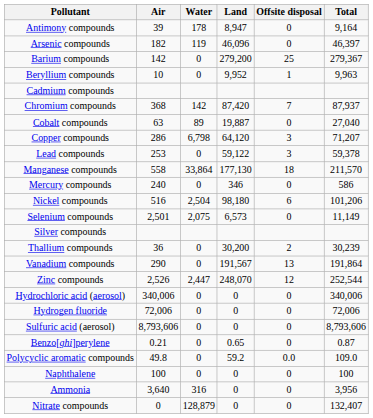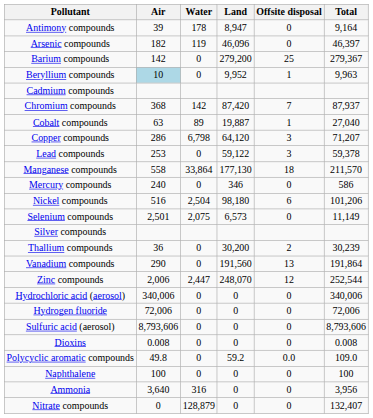(158, 75) no background -> (158, 75) lightblue background
(289, 122) 0 -> (289, 122) 1
(236, 264) 191,567 -> (236, 264) 191,560
(158, 279) 2,526 -> (158, 279) 2,006
- row: (70, 342)
+ row: (70, 342)
